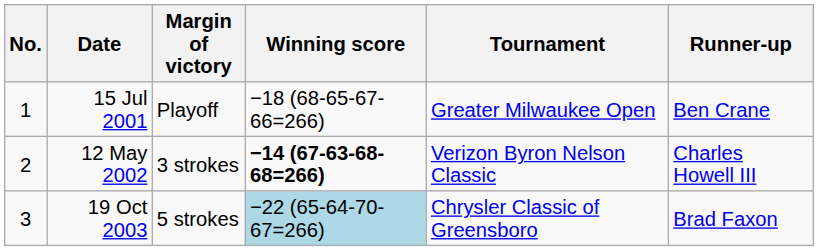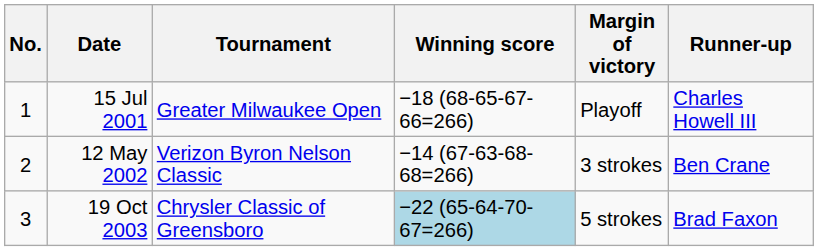columns swapped: (547, 43) <-> (199, 43)
(722, 109) Ben Crane -> (715, 109) Charles Howell III
(317, 164) bold -> (466, 164) normal
(715, 164) Charles Howell III -> (722, 164) Ben Crane
